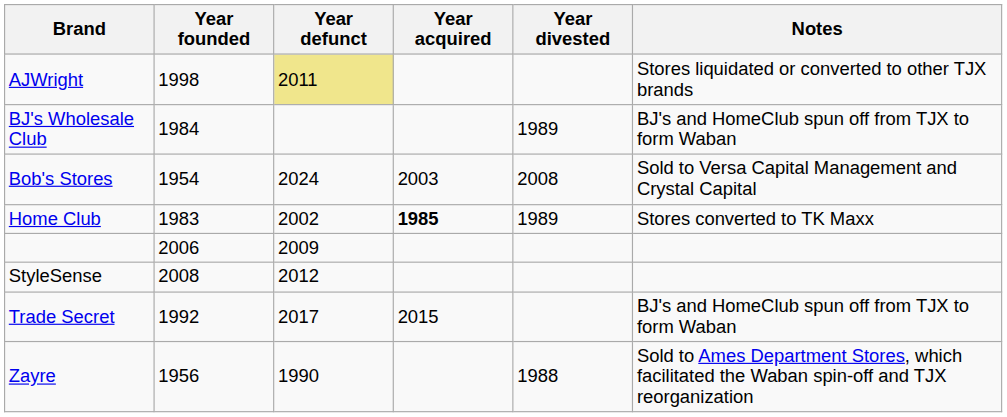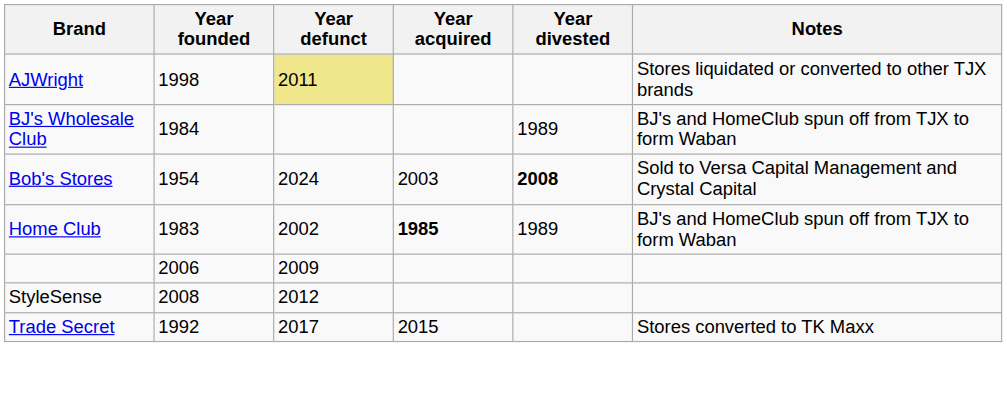(538, 179) normal -> (538, 179) bold
(755, 218) Stores converted to TK Maxx -> (803, 228) BJ's and HomeClub spun off from TJX to form Waban
(803, 316) BJ's and HomeClub spun off from TJX to form Waban -> (755, 326) Stores converted to TK Maxx
- row: (32, 376)
